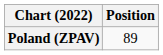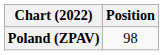(130, 38) 89 -> (130, 38) 98
